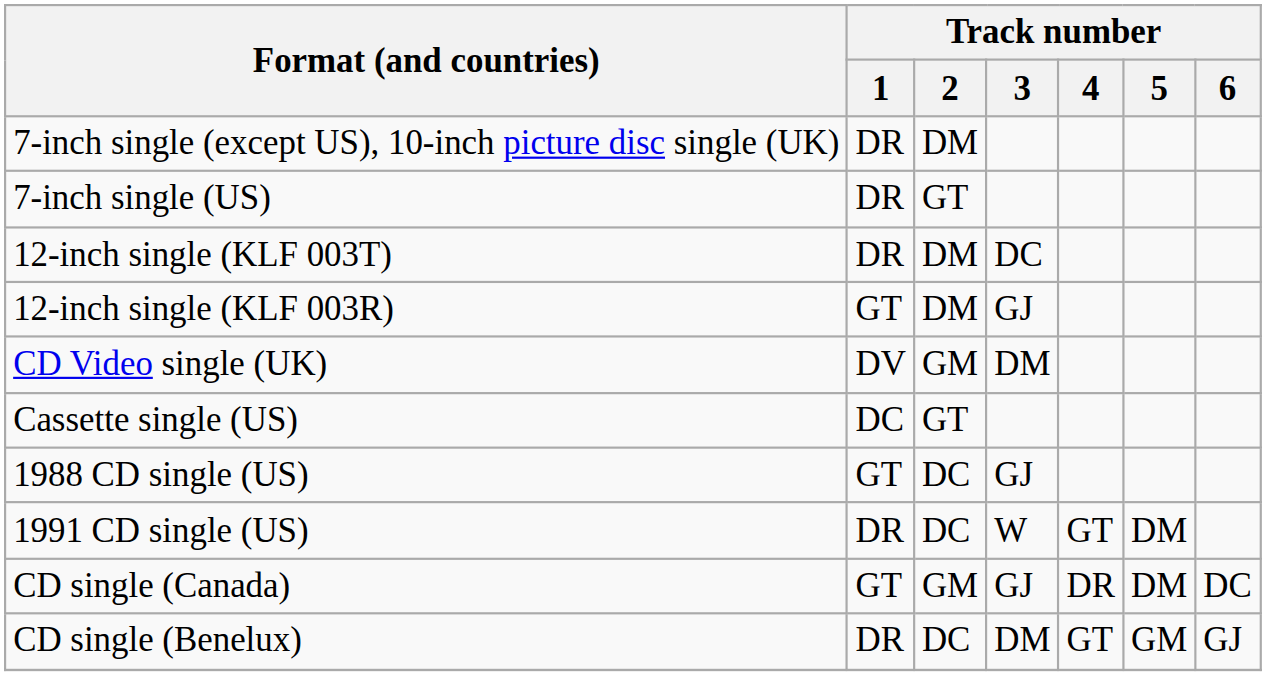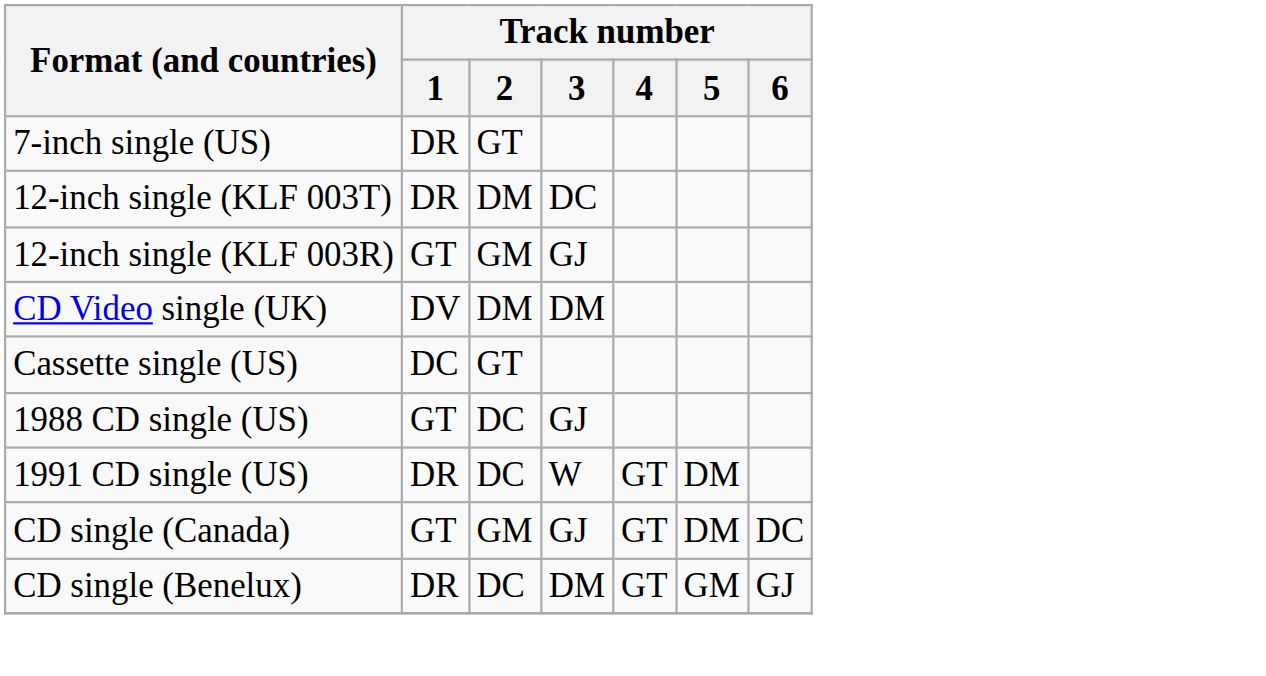- row: (426, 142)
(950, 308) DM -> (505, 253) GM
(950, 364) GM -> (505, 308) DM
(1091, 585) DR -> (644, 530) GT
